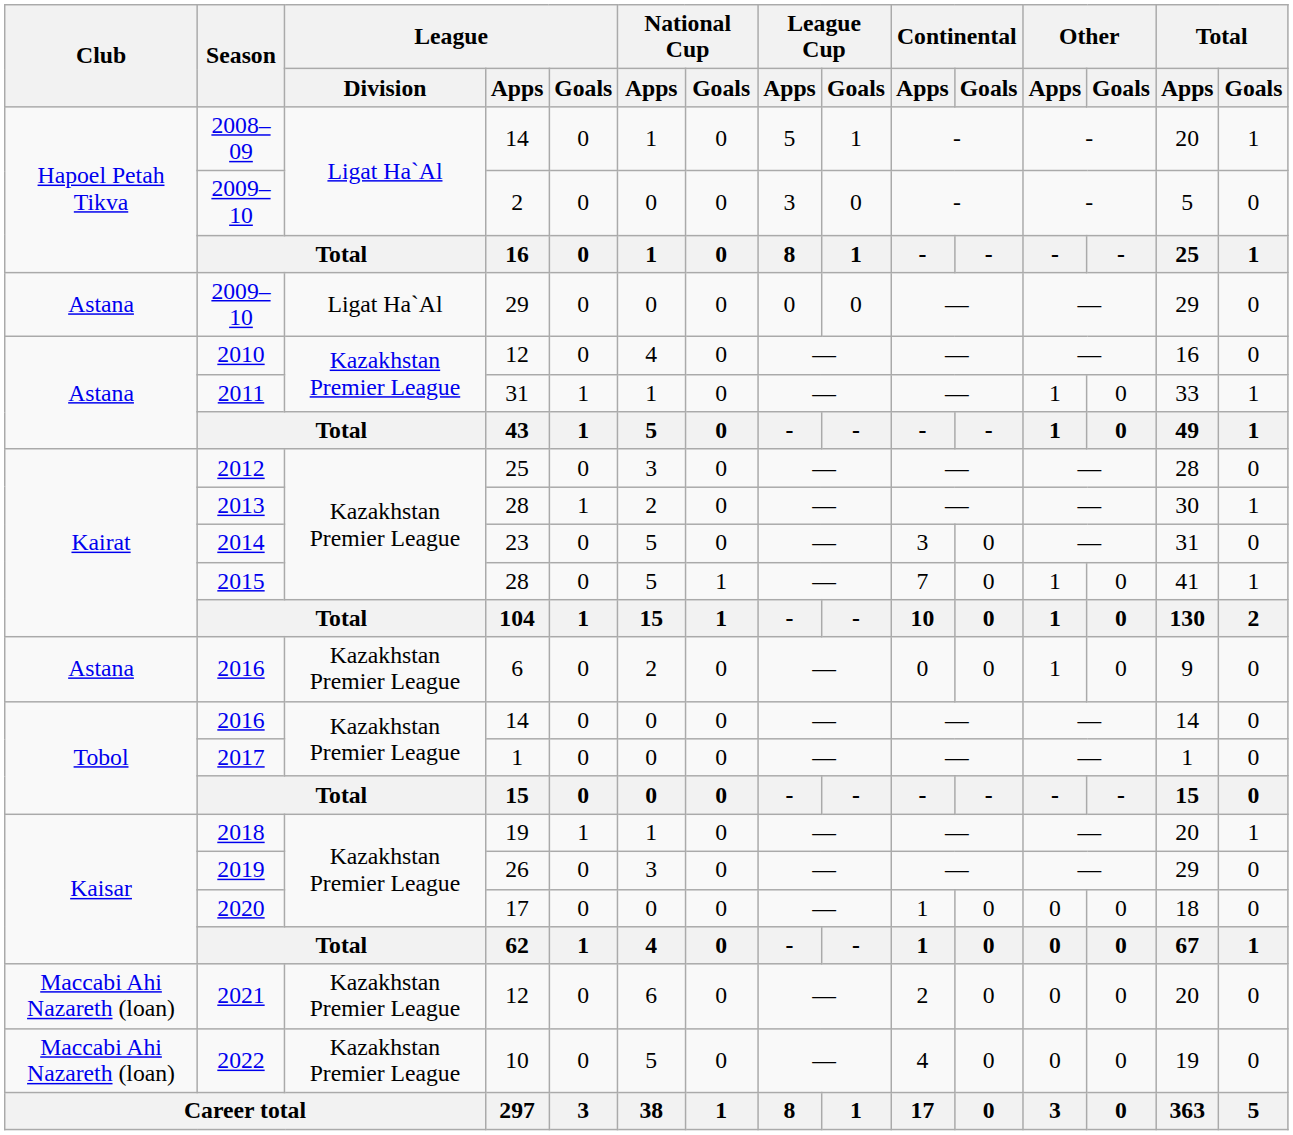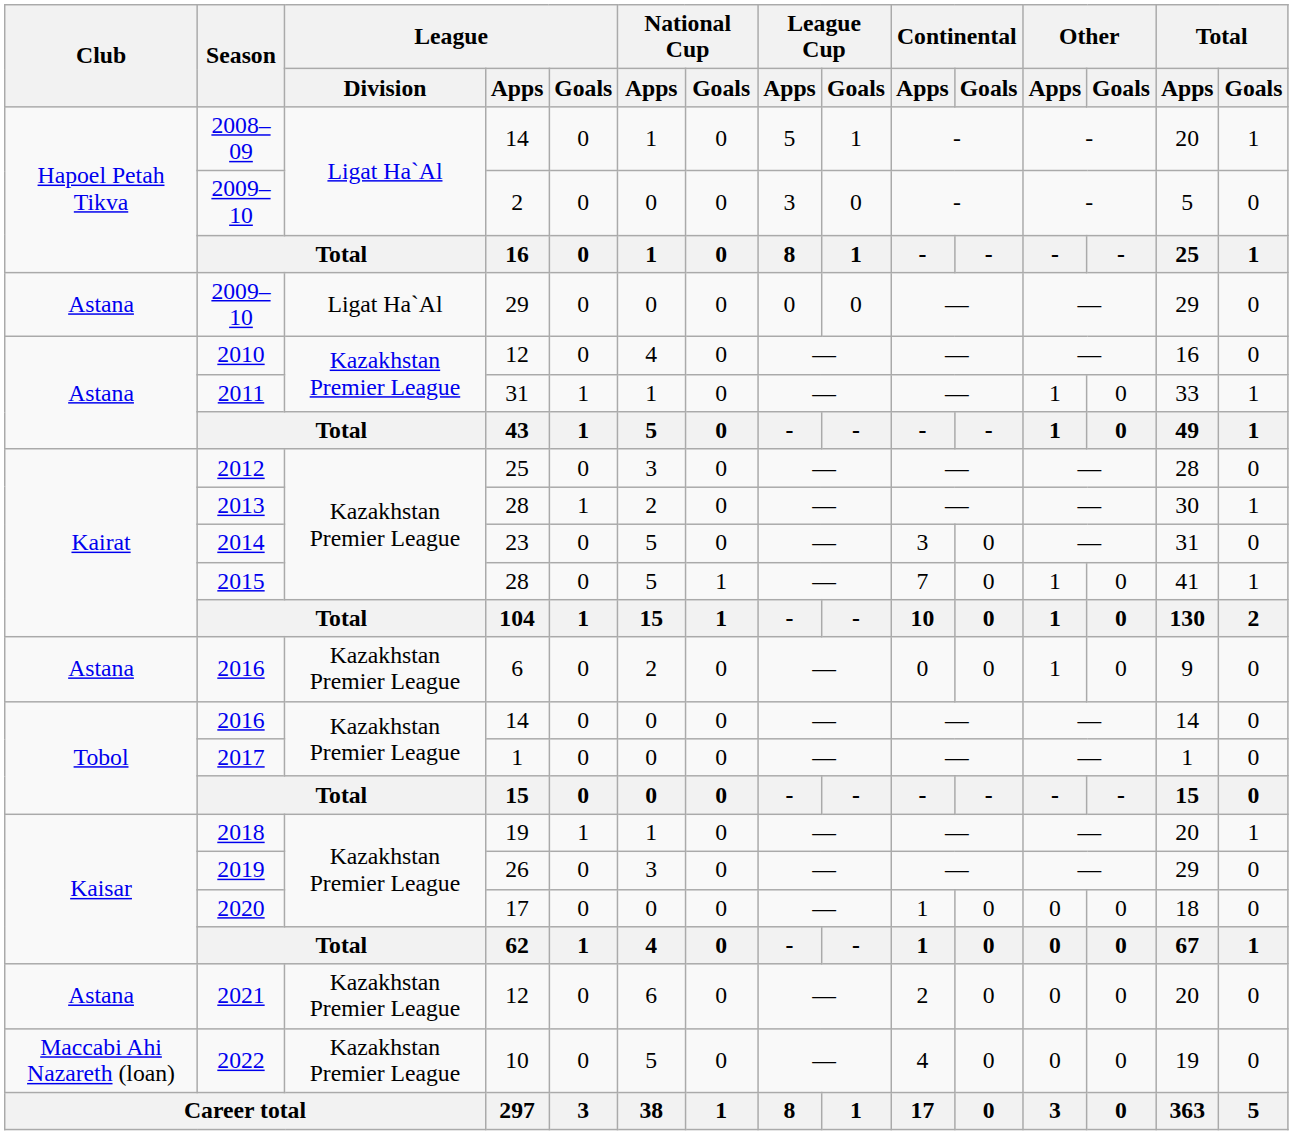(101, 996) Maccabi Ahi Nazareth (loan) -> (101, 996) Astana
